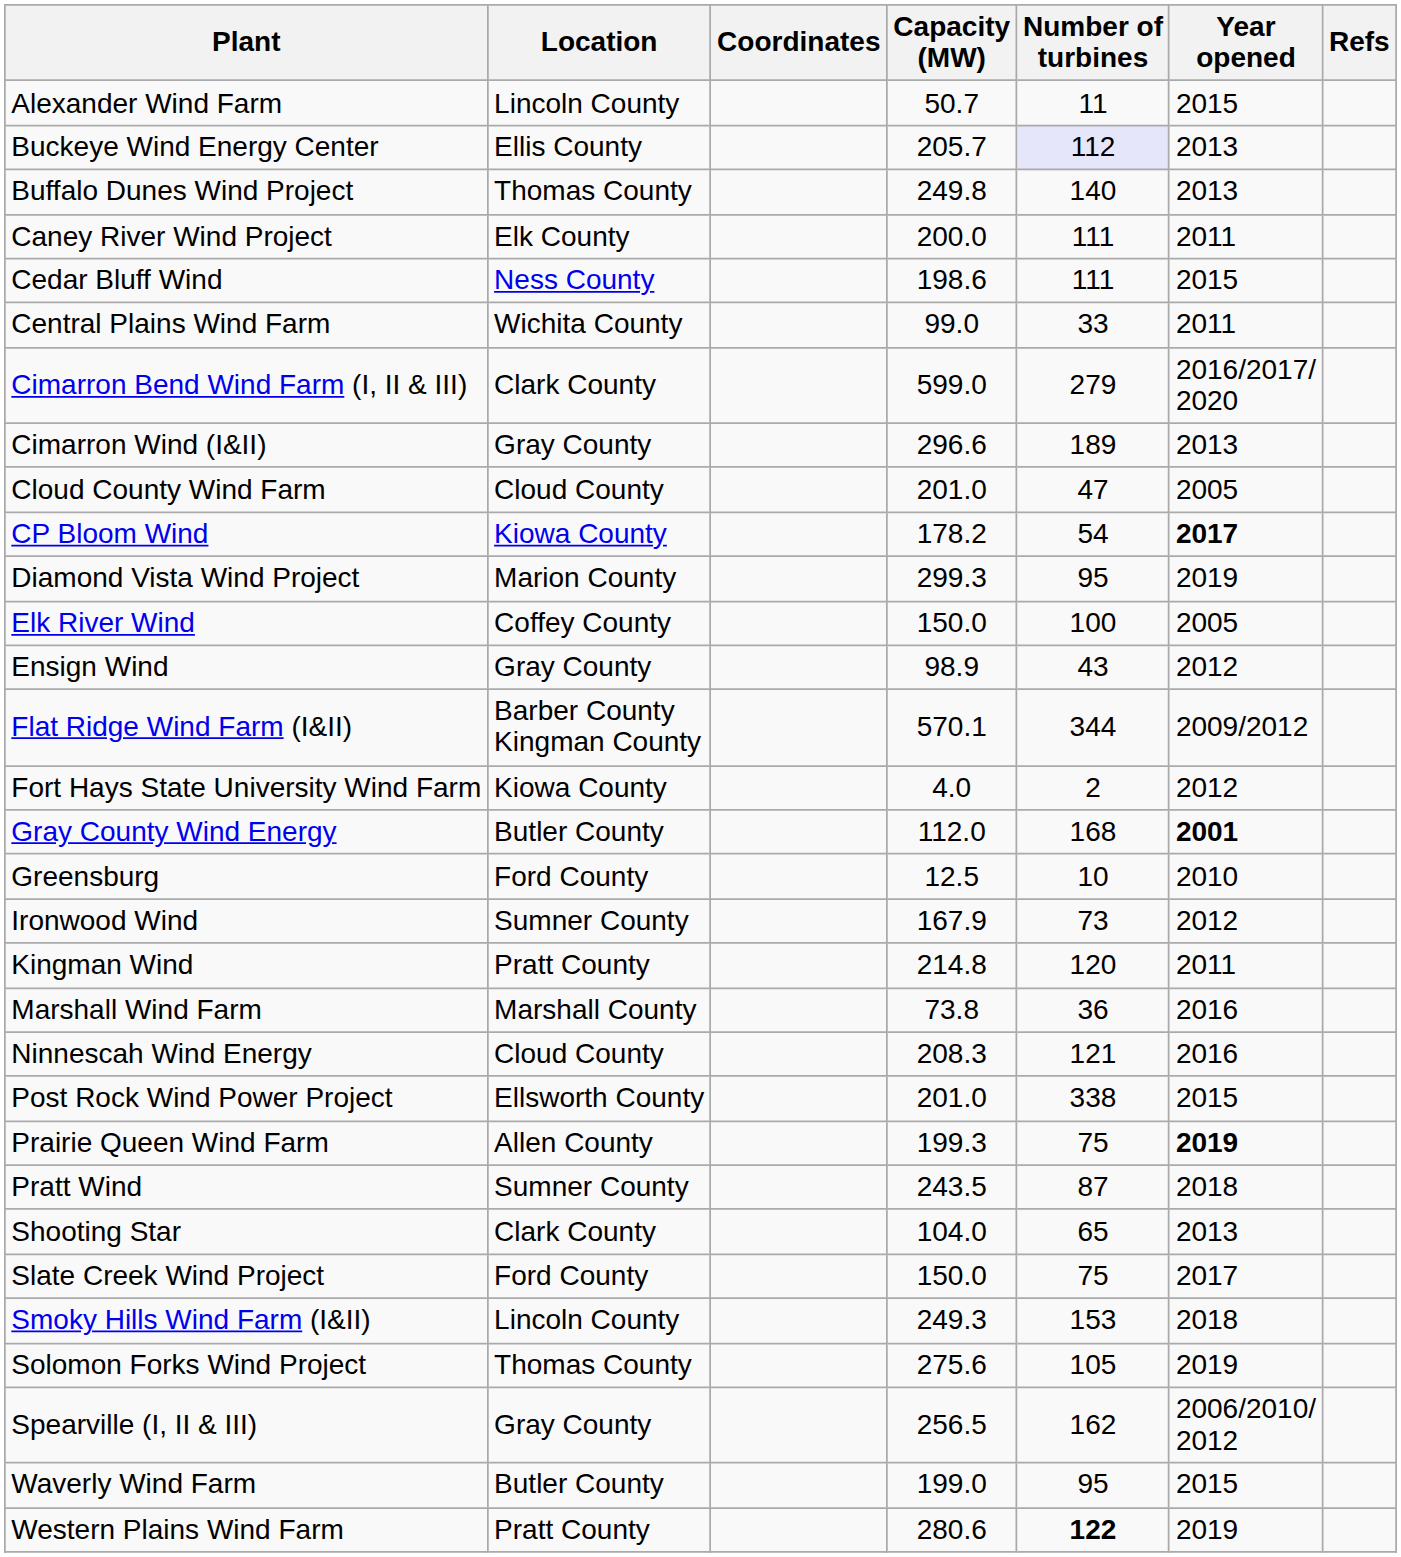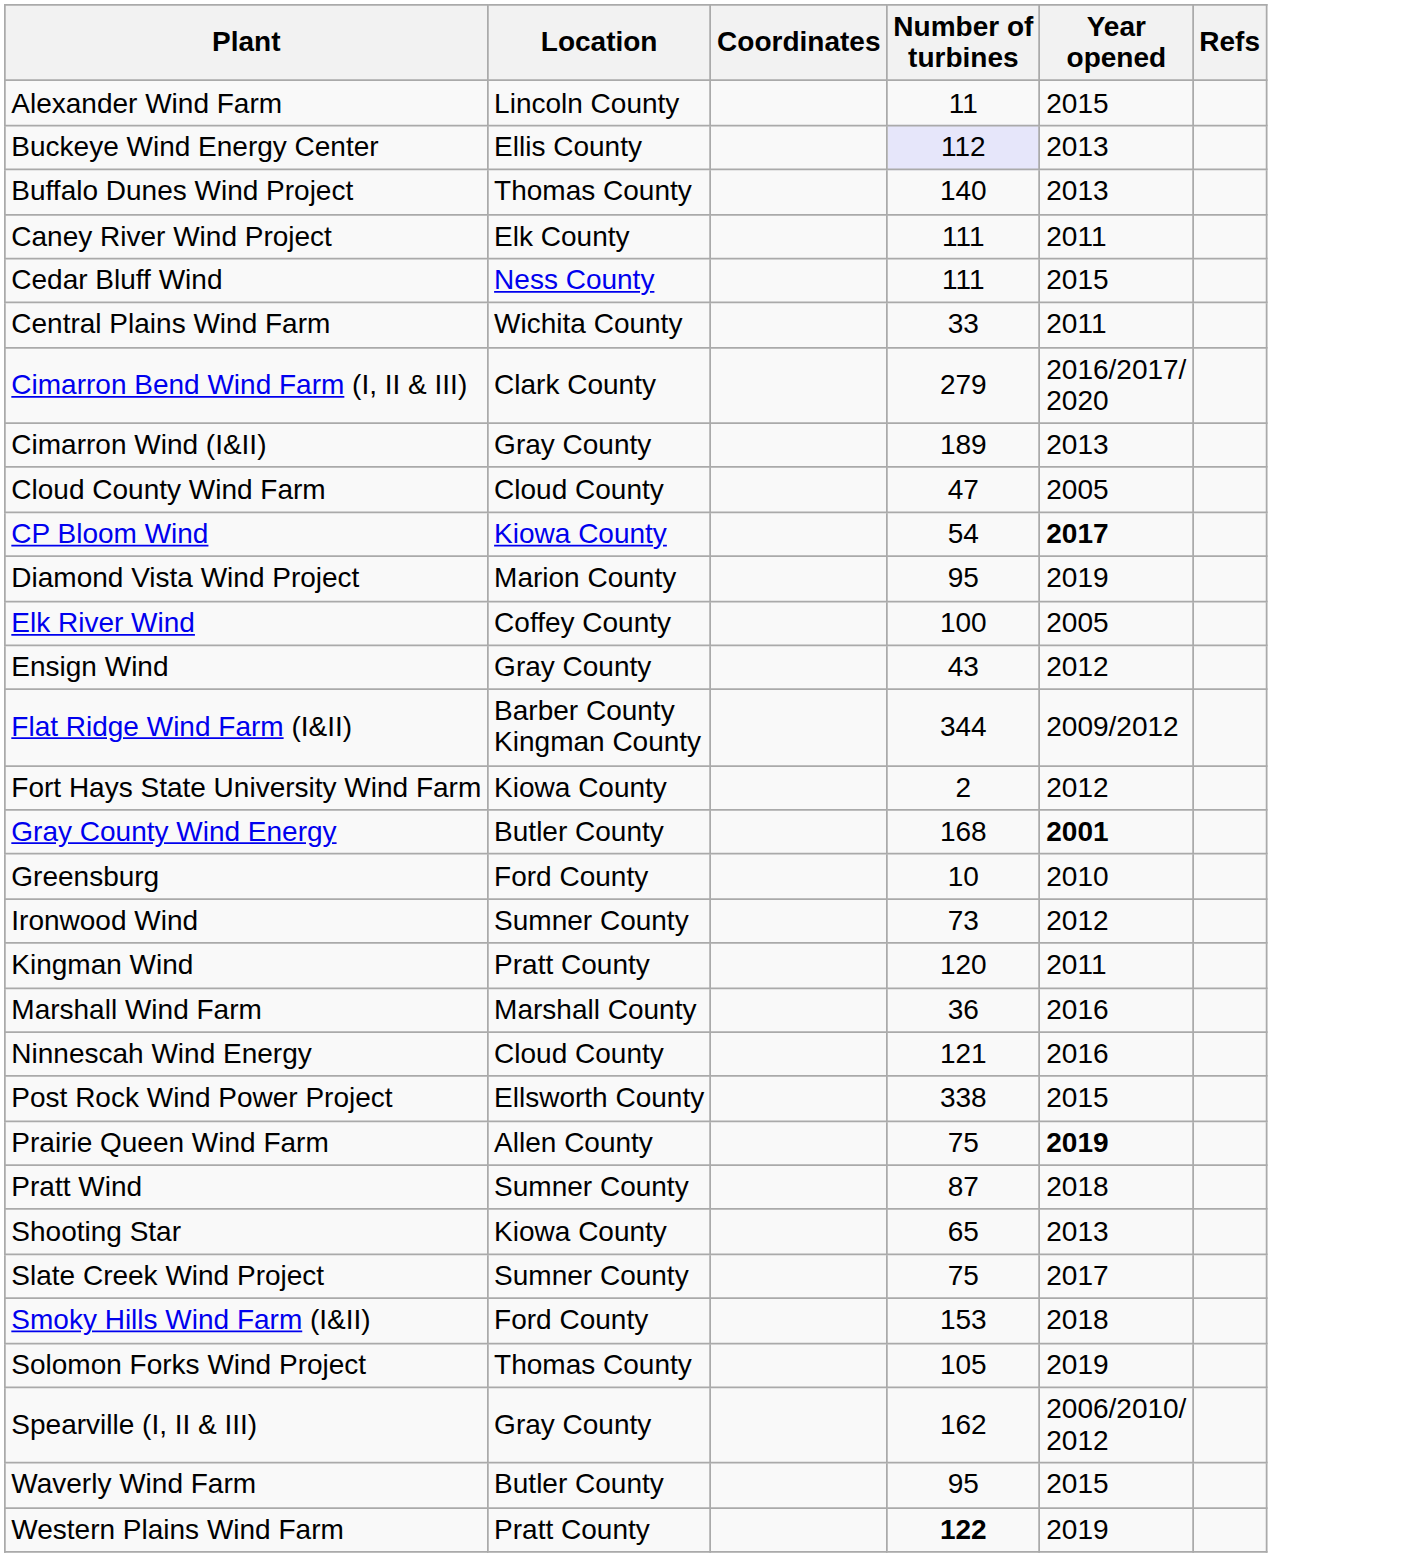- column: (952, 42)
(575, 1231) Clark County -> (580, 1231) Kiowa County
(571, 1275) Ford County -> (591, 1275) Sumner County
(587, 1320) Lincoln County -> (571, 1320) Ford County
